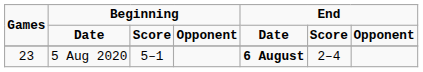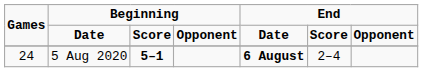(26, 56) 23 -> (26, 56) 24
(152, 56) normal -> (152, 56) bold
